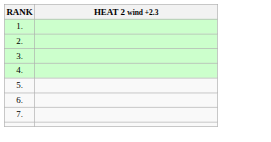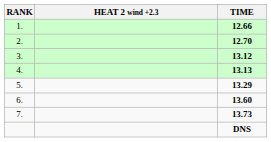+ column: (242, 12)
